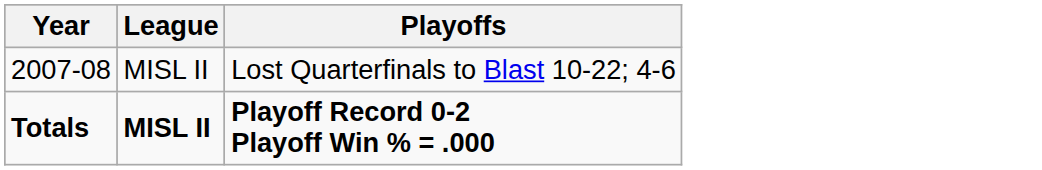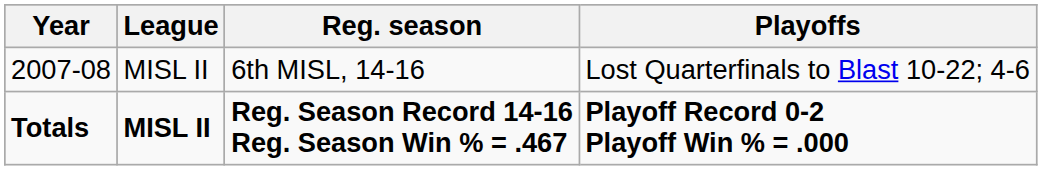+ column: (402, 26)
